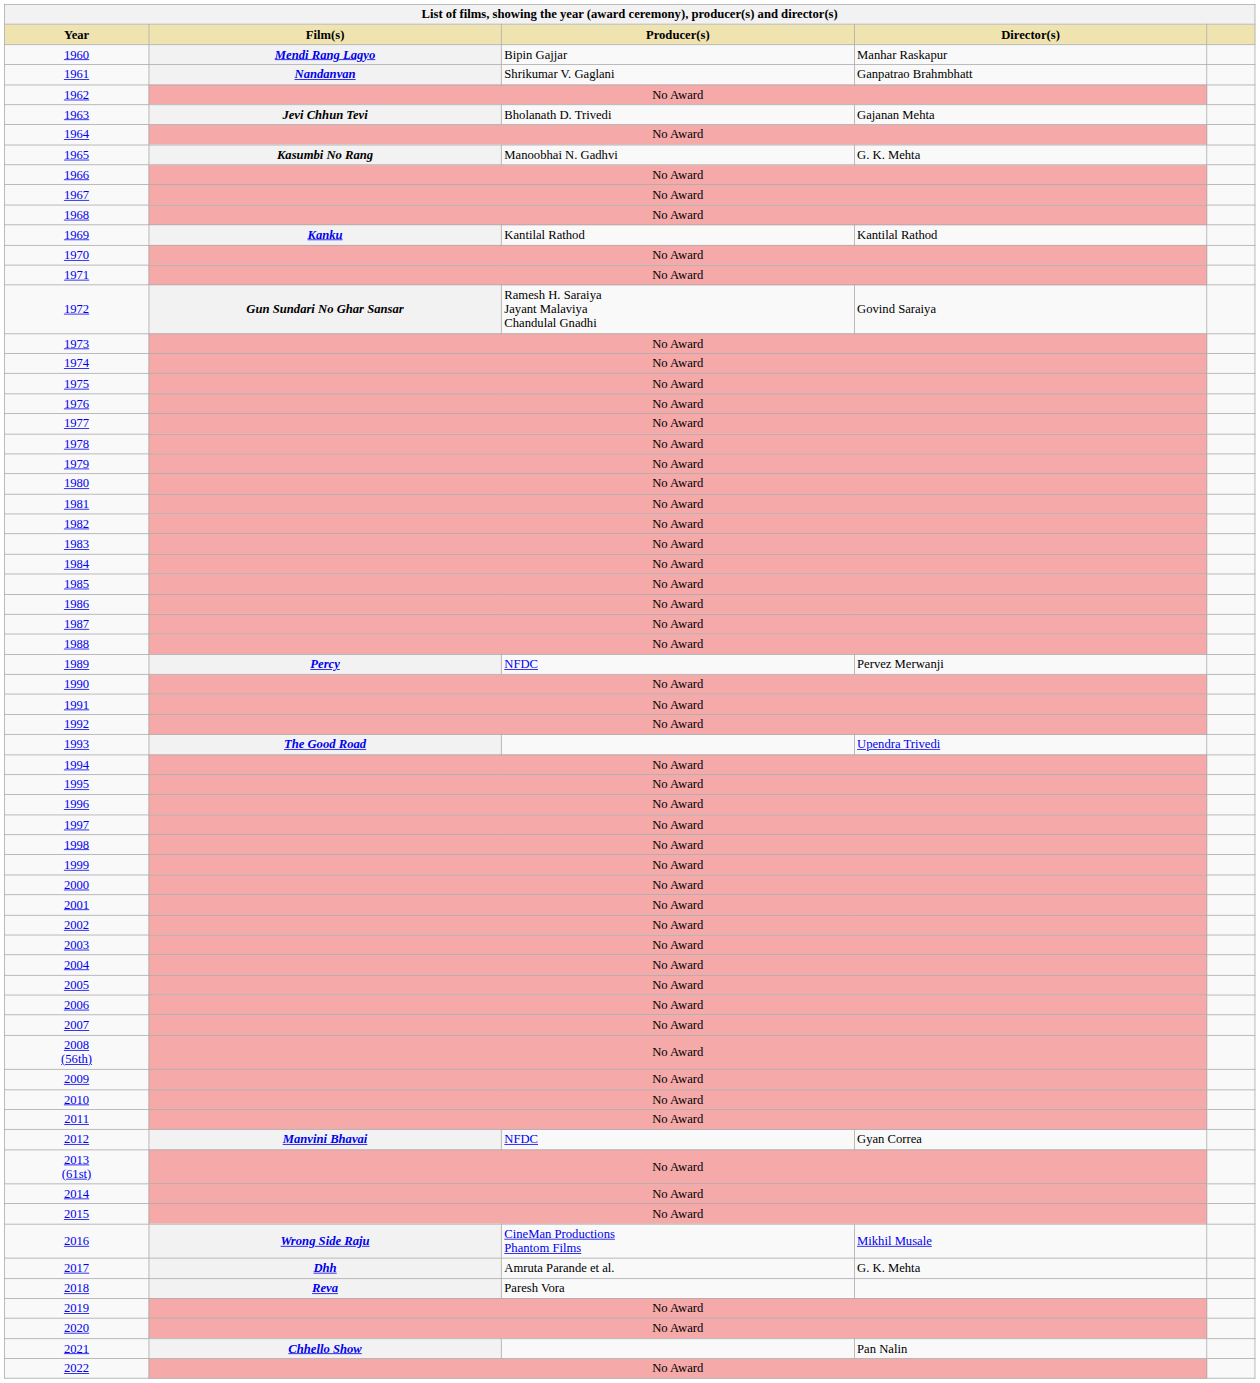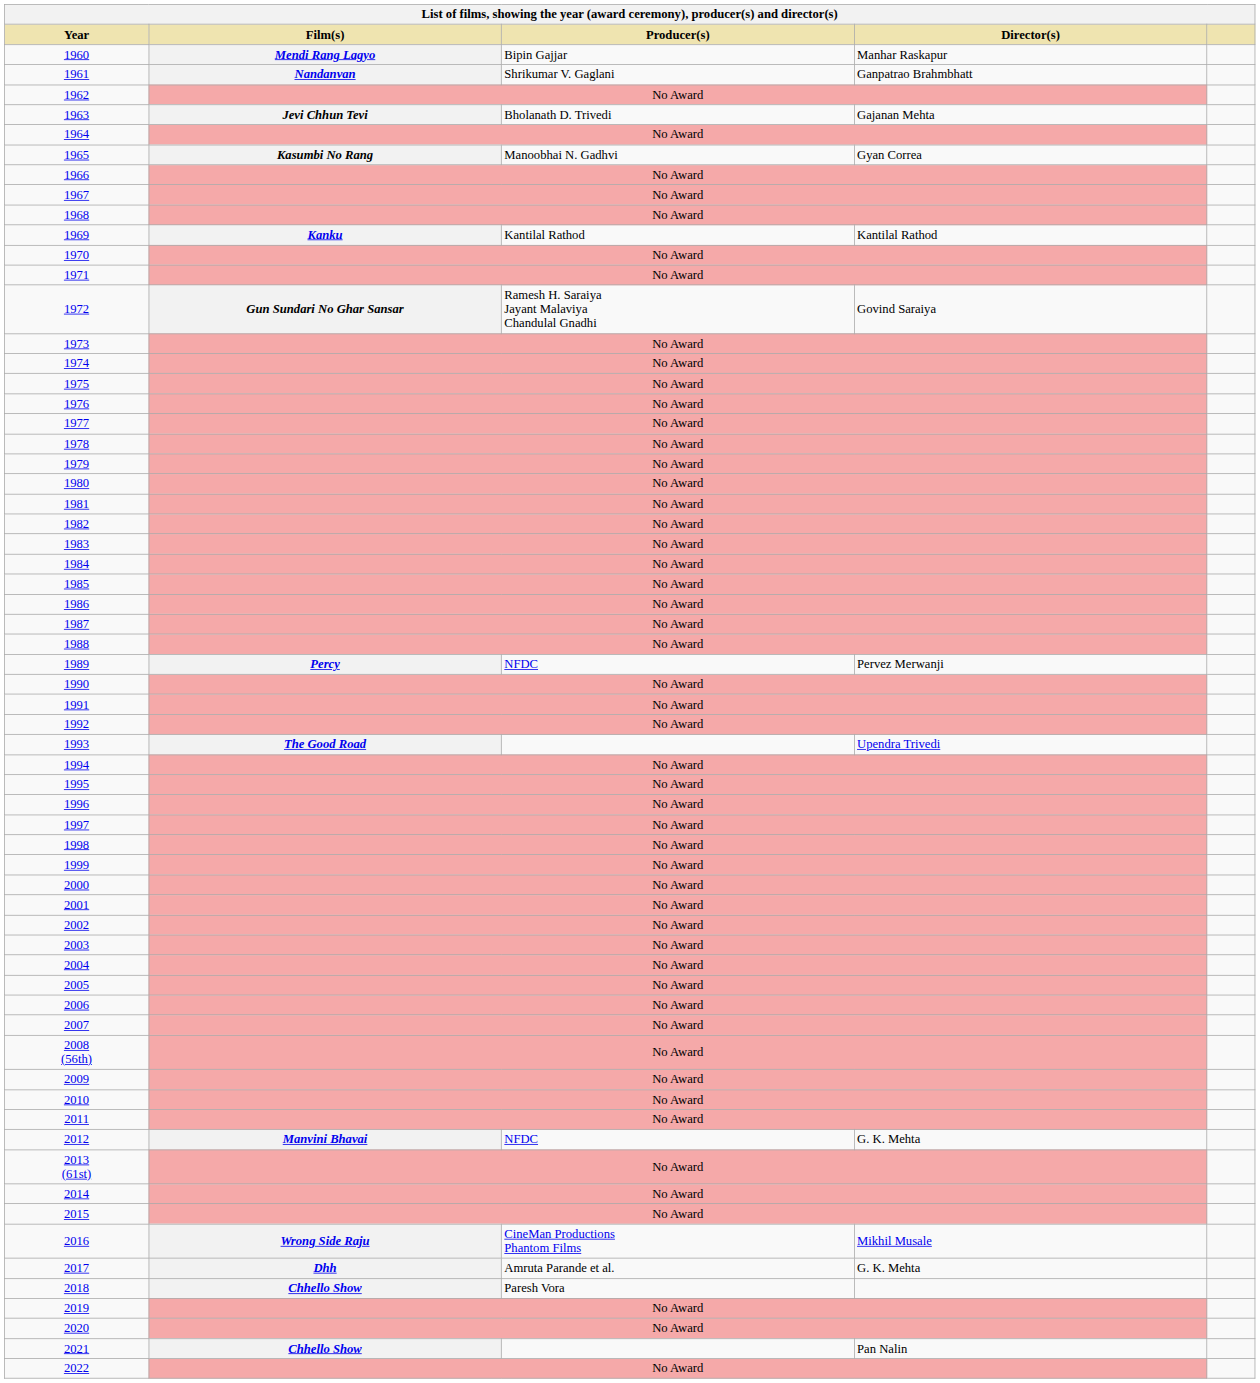(889, 154) G. K. Mehta -> (890, 154) Gyan Correa
(890, 1139) Gyan Correa -> (889, 1139) G. K. Mehta
(325, 1288) Reva -> (325, 1288) Chhello Show
